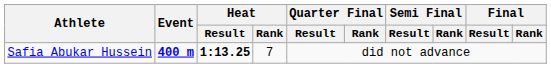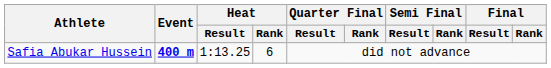(225, 53) bold -> (225, 53) normal
(270, 53) 7 -> (270, 53) 6
